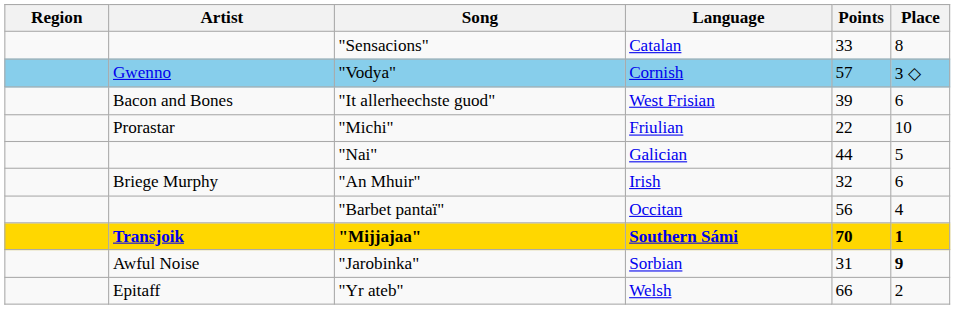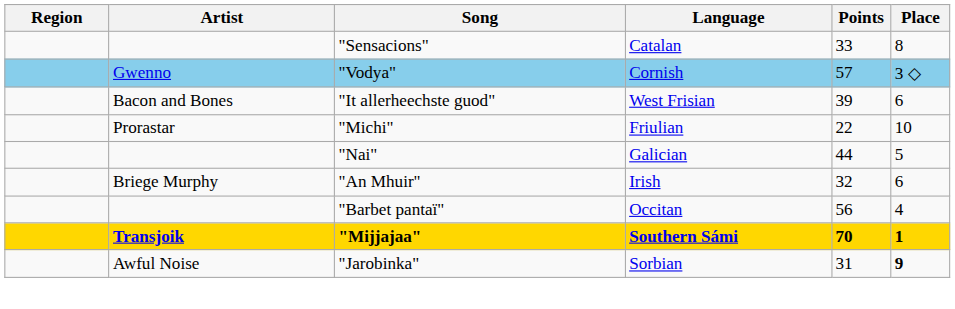- row: (371, 290)
